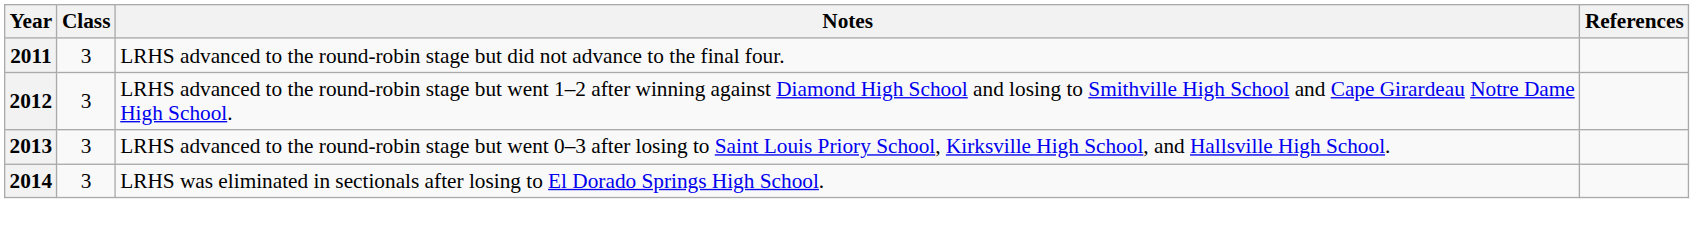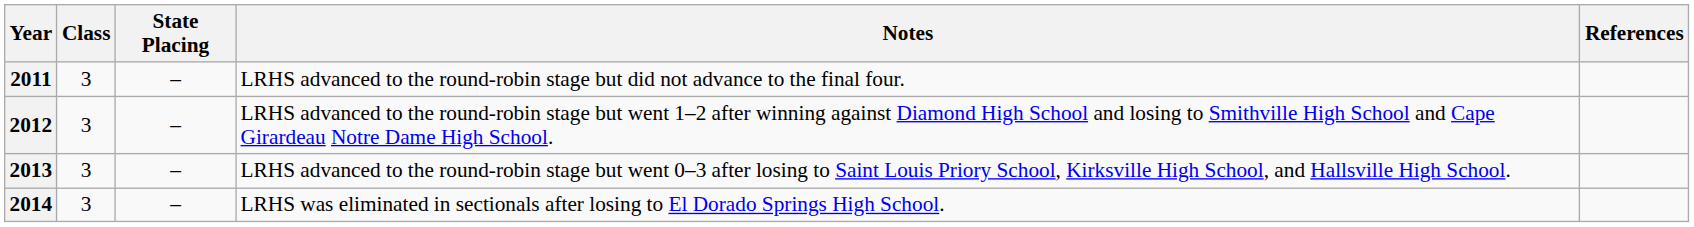+ column: (175, 33)
